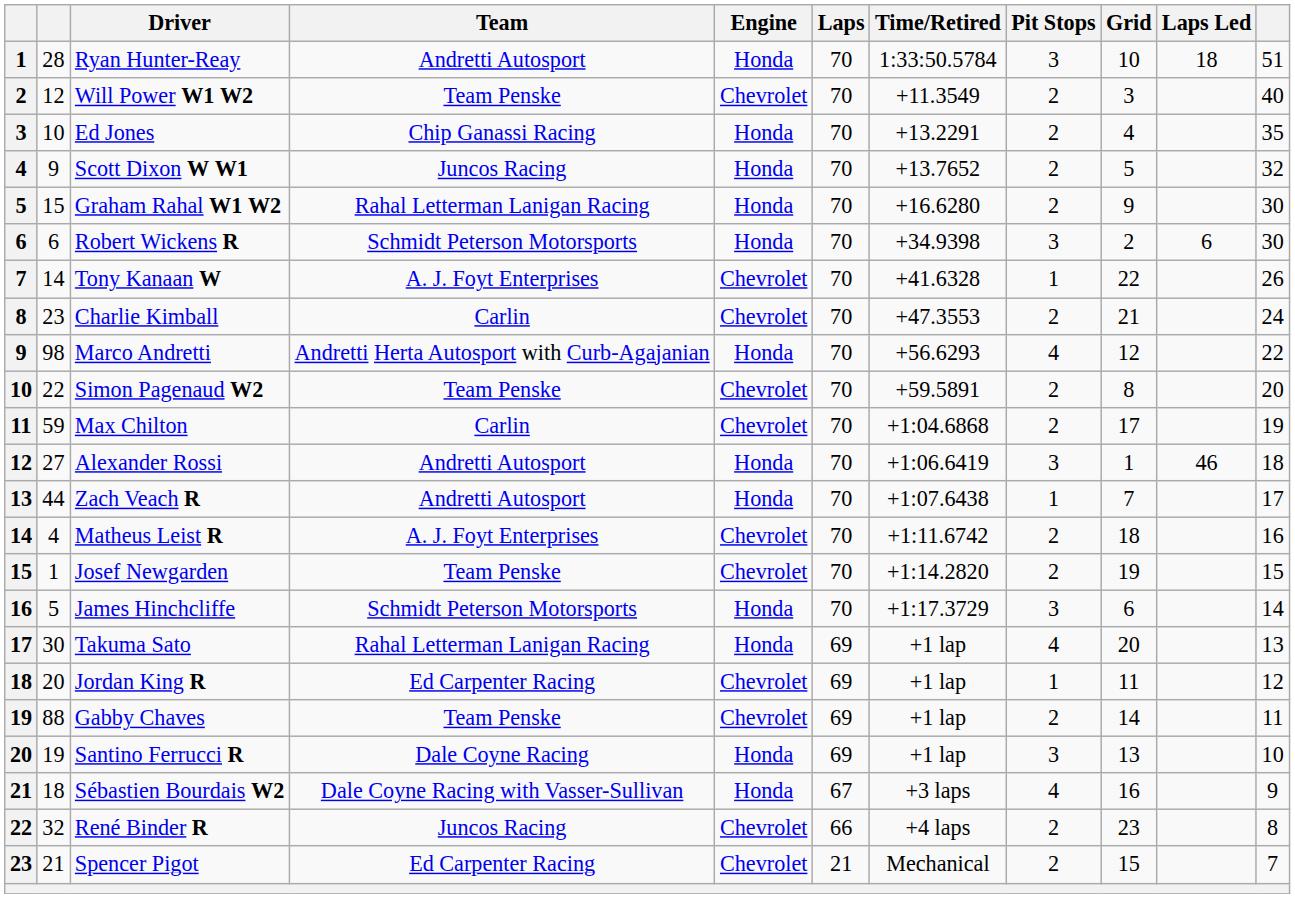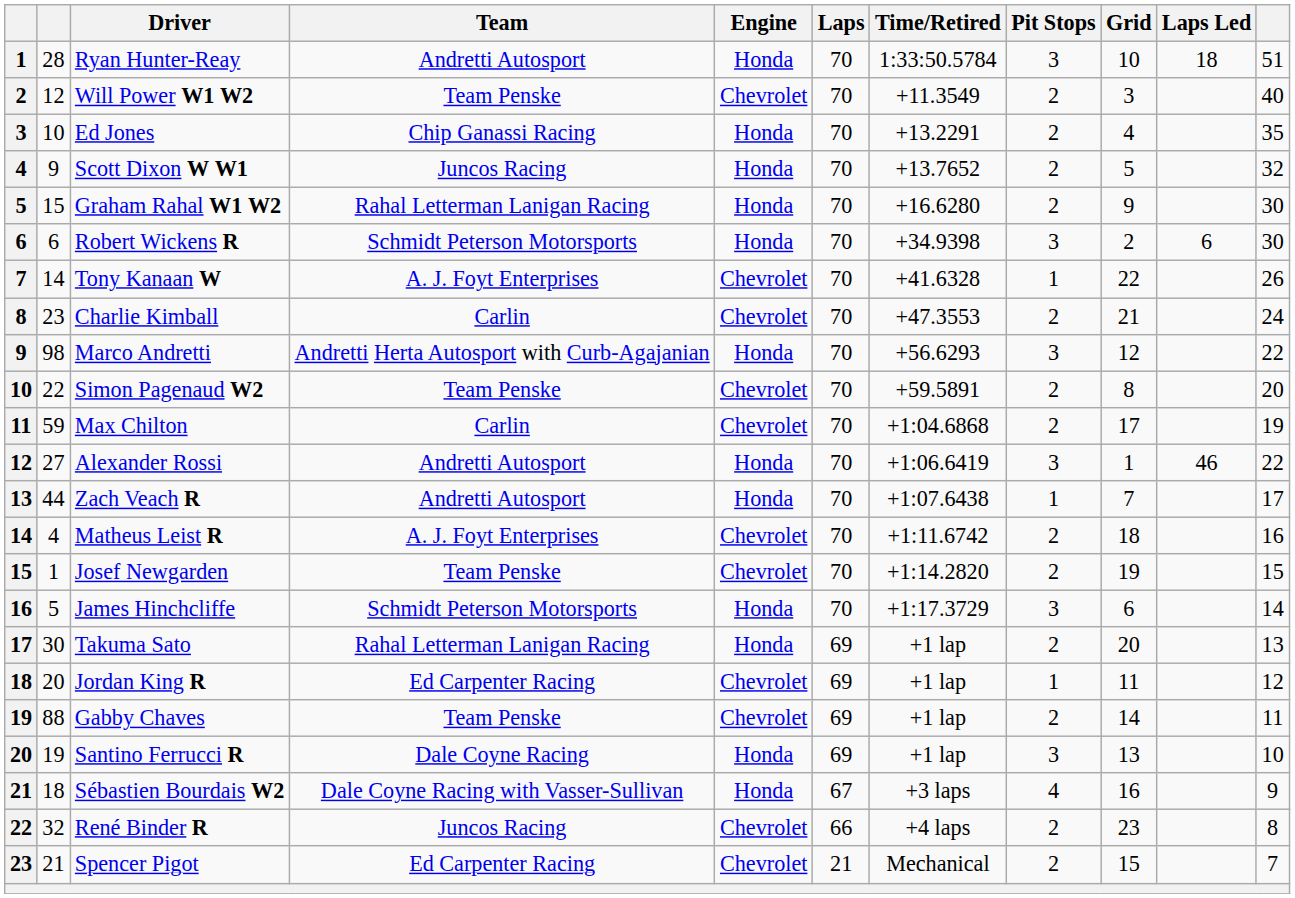(1053, 352) 4 -> (1053, 352) 3
(1273, 462) 18 -> (1273, 462) 22
(1053, 645) 4 -> (1053, 645) 2
